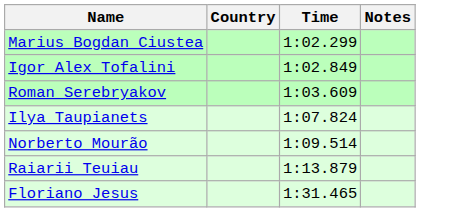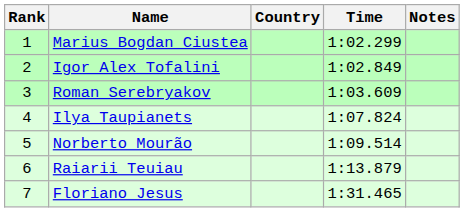+ column: (27, 17)
